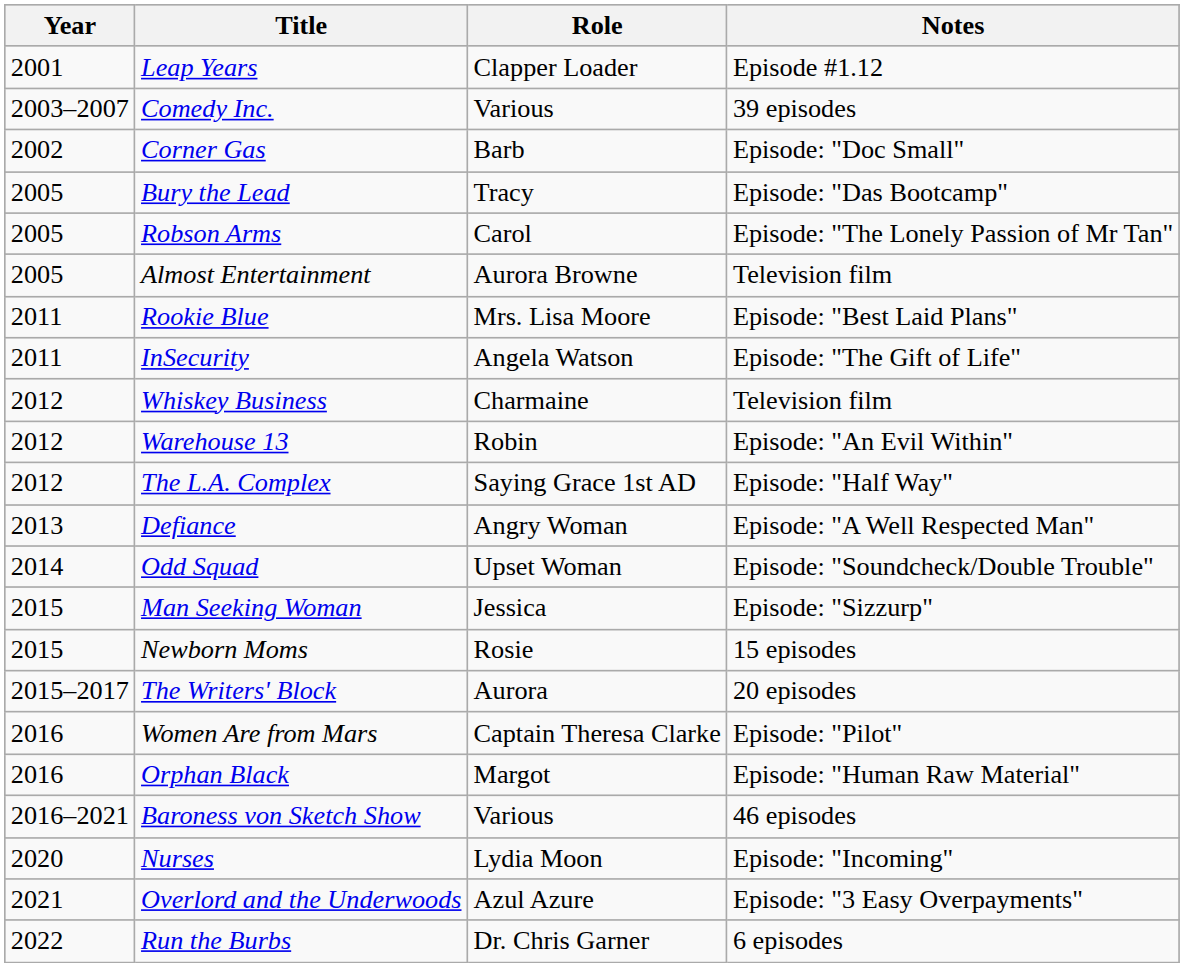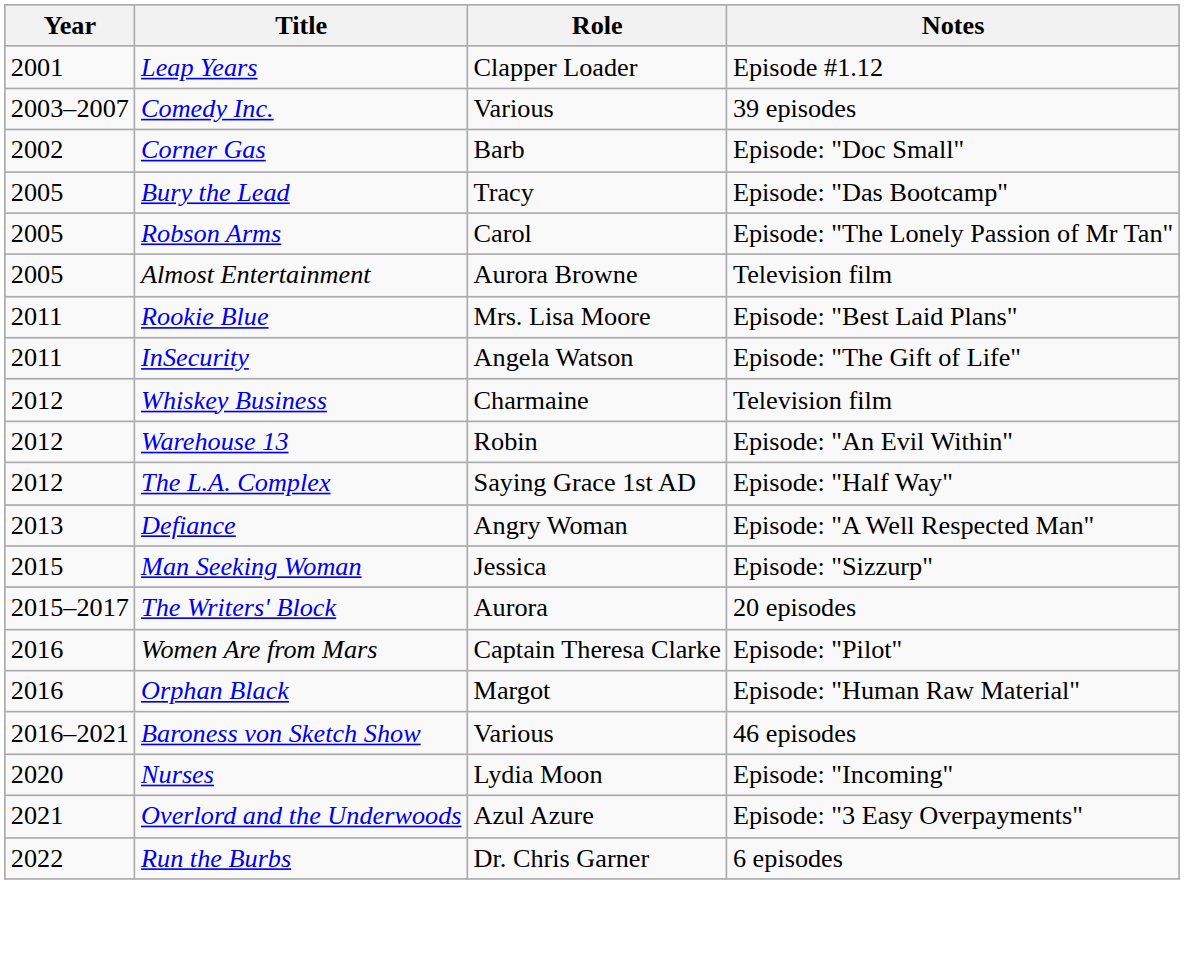- row: (200, 566)
- row: (225, 649)
